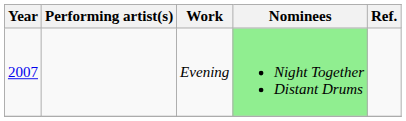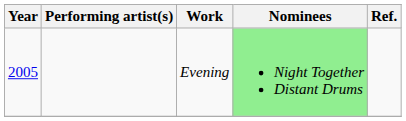(23, 72) 2007 -> (23, 72) 2005
